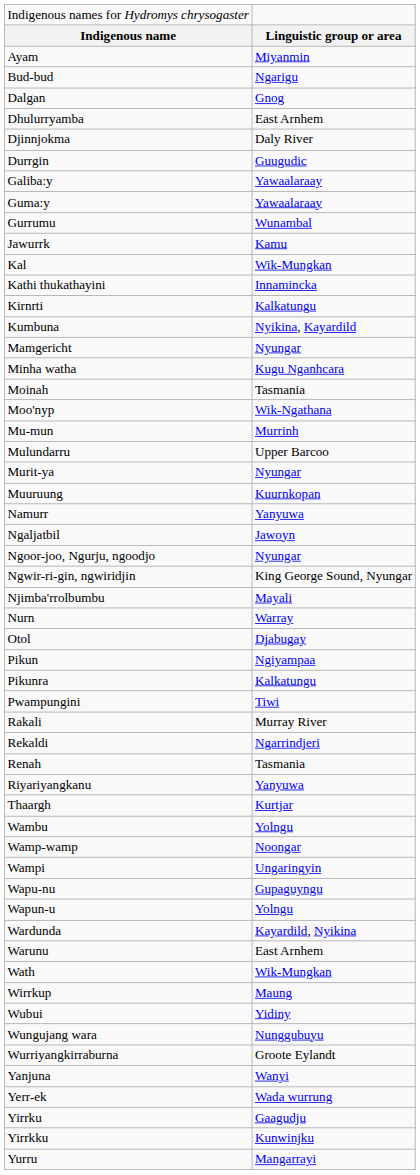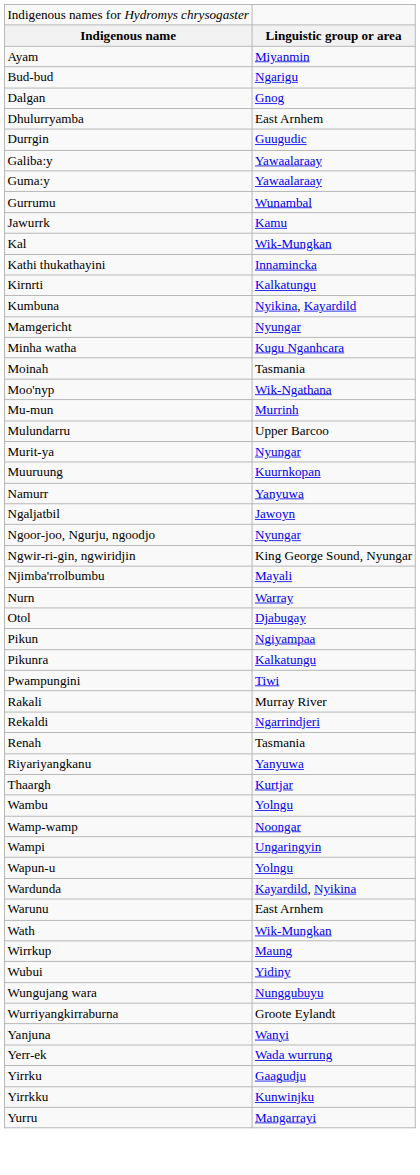- row: (39, 139)
- row: (31, 888)
